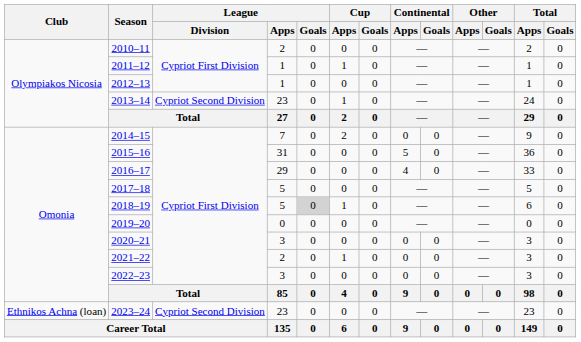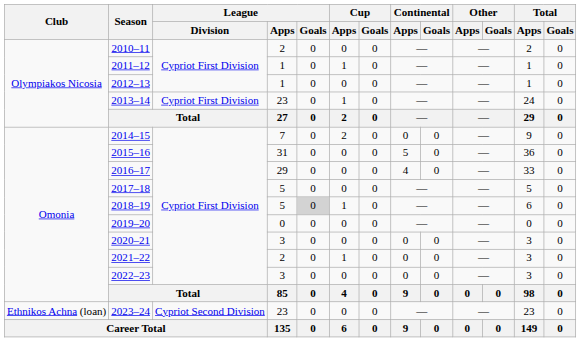(210, 100) Cypriot Second Division -> (210, 100) Cypriot First Division
